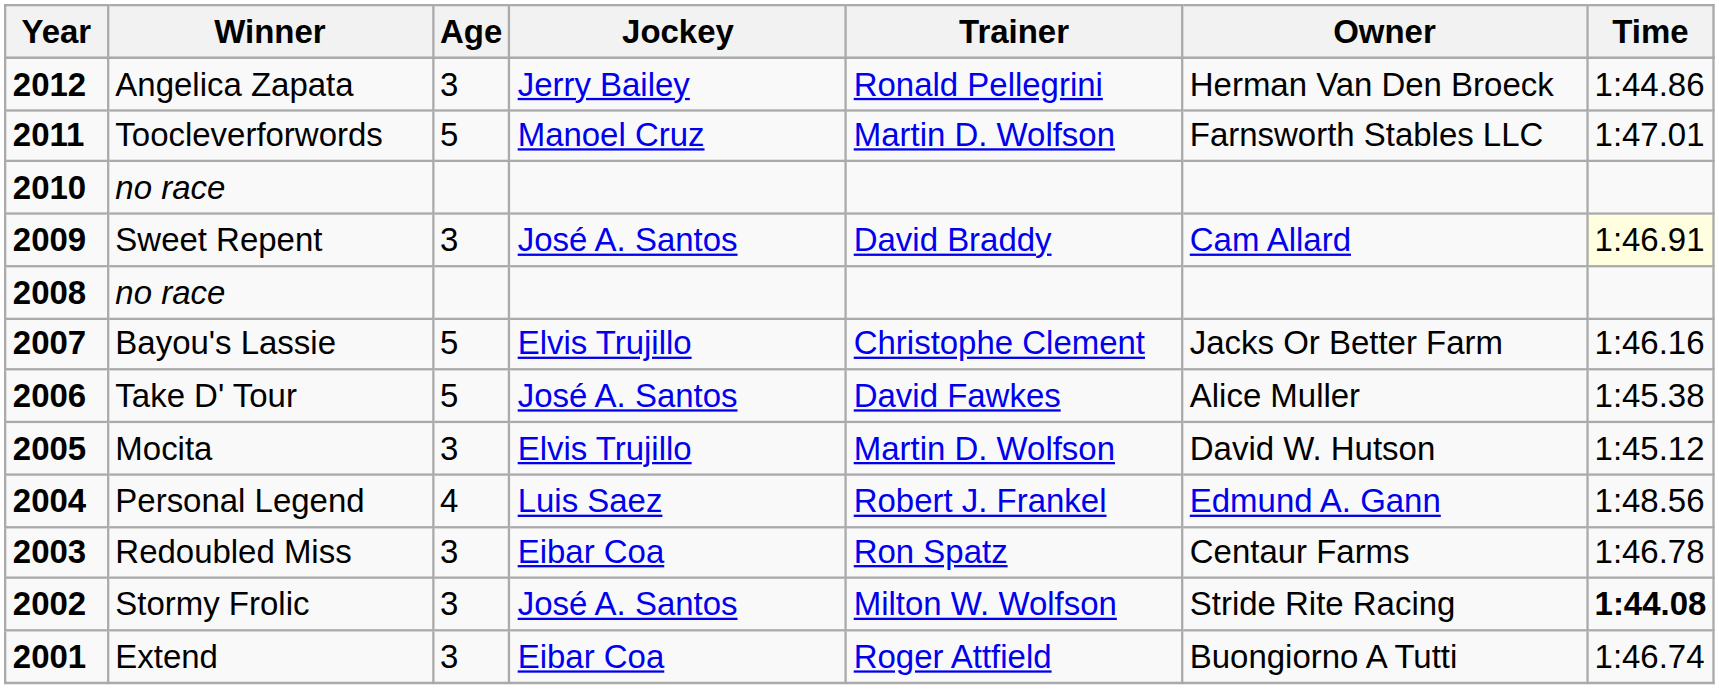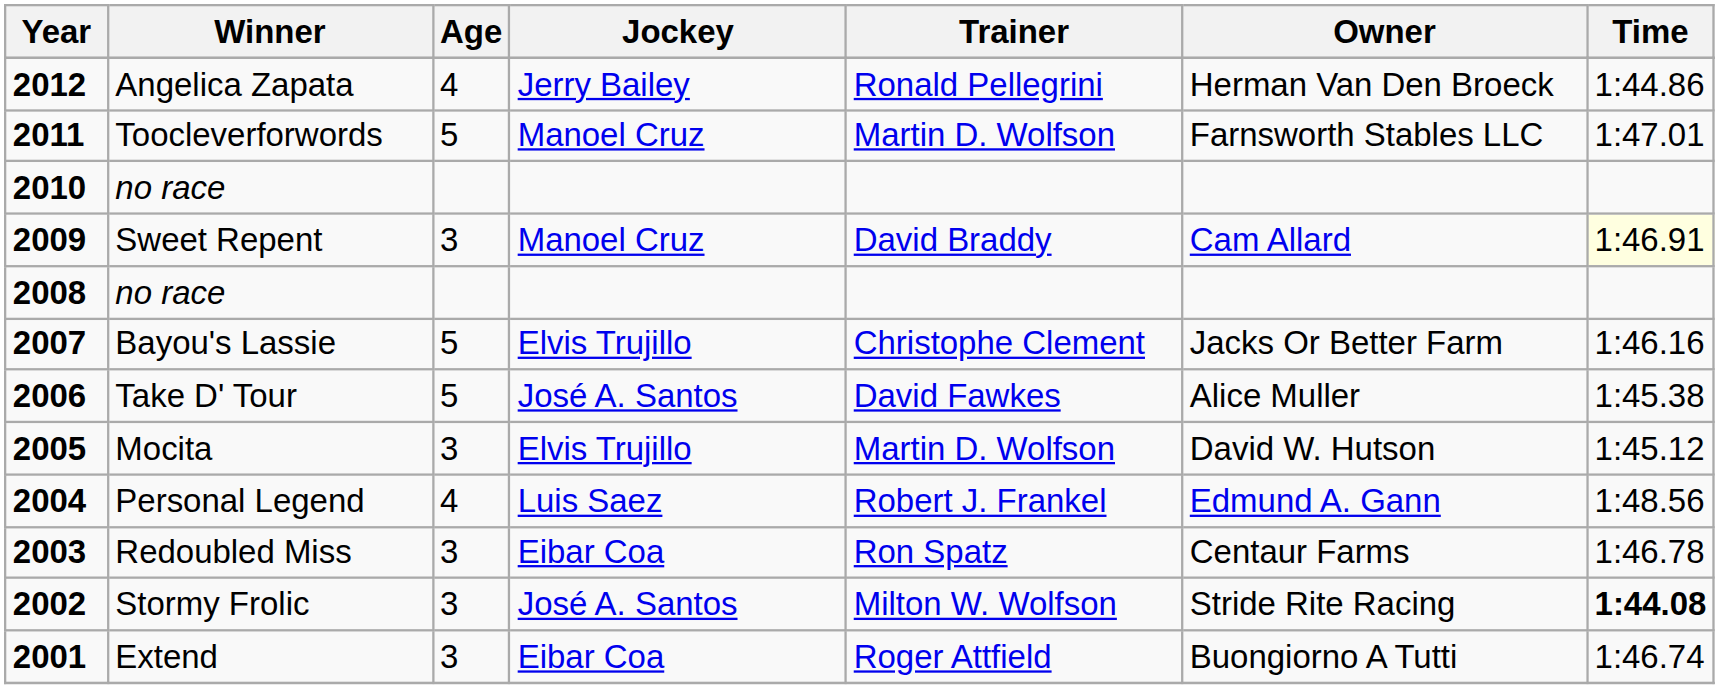(449, 84) 3 -> (449, 84) 4
(628, 240) José A. Santos -> (611, 240) Manoel Cruz
